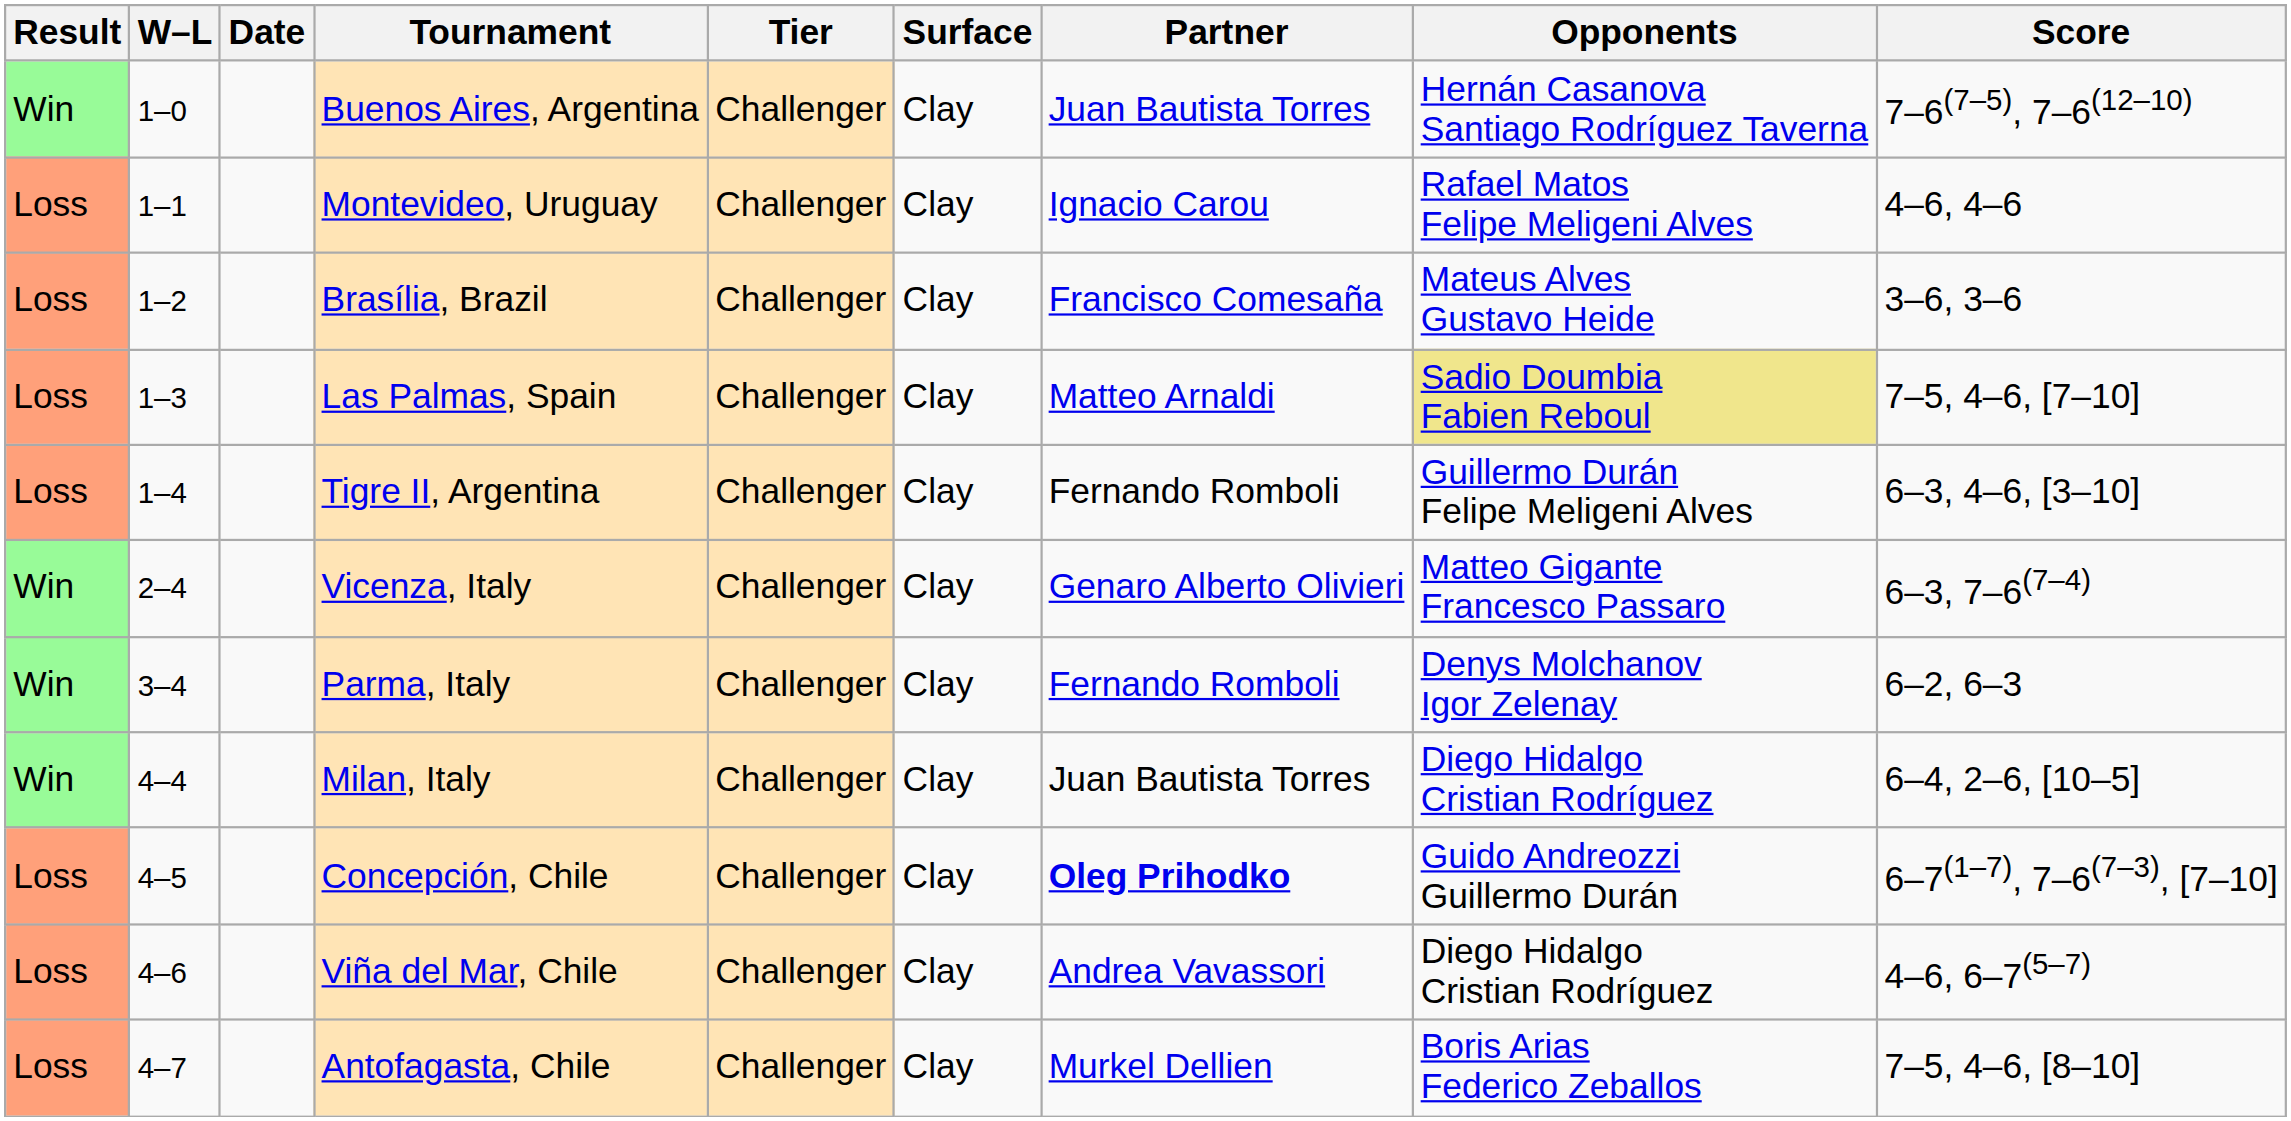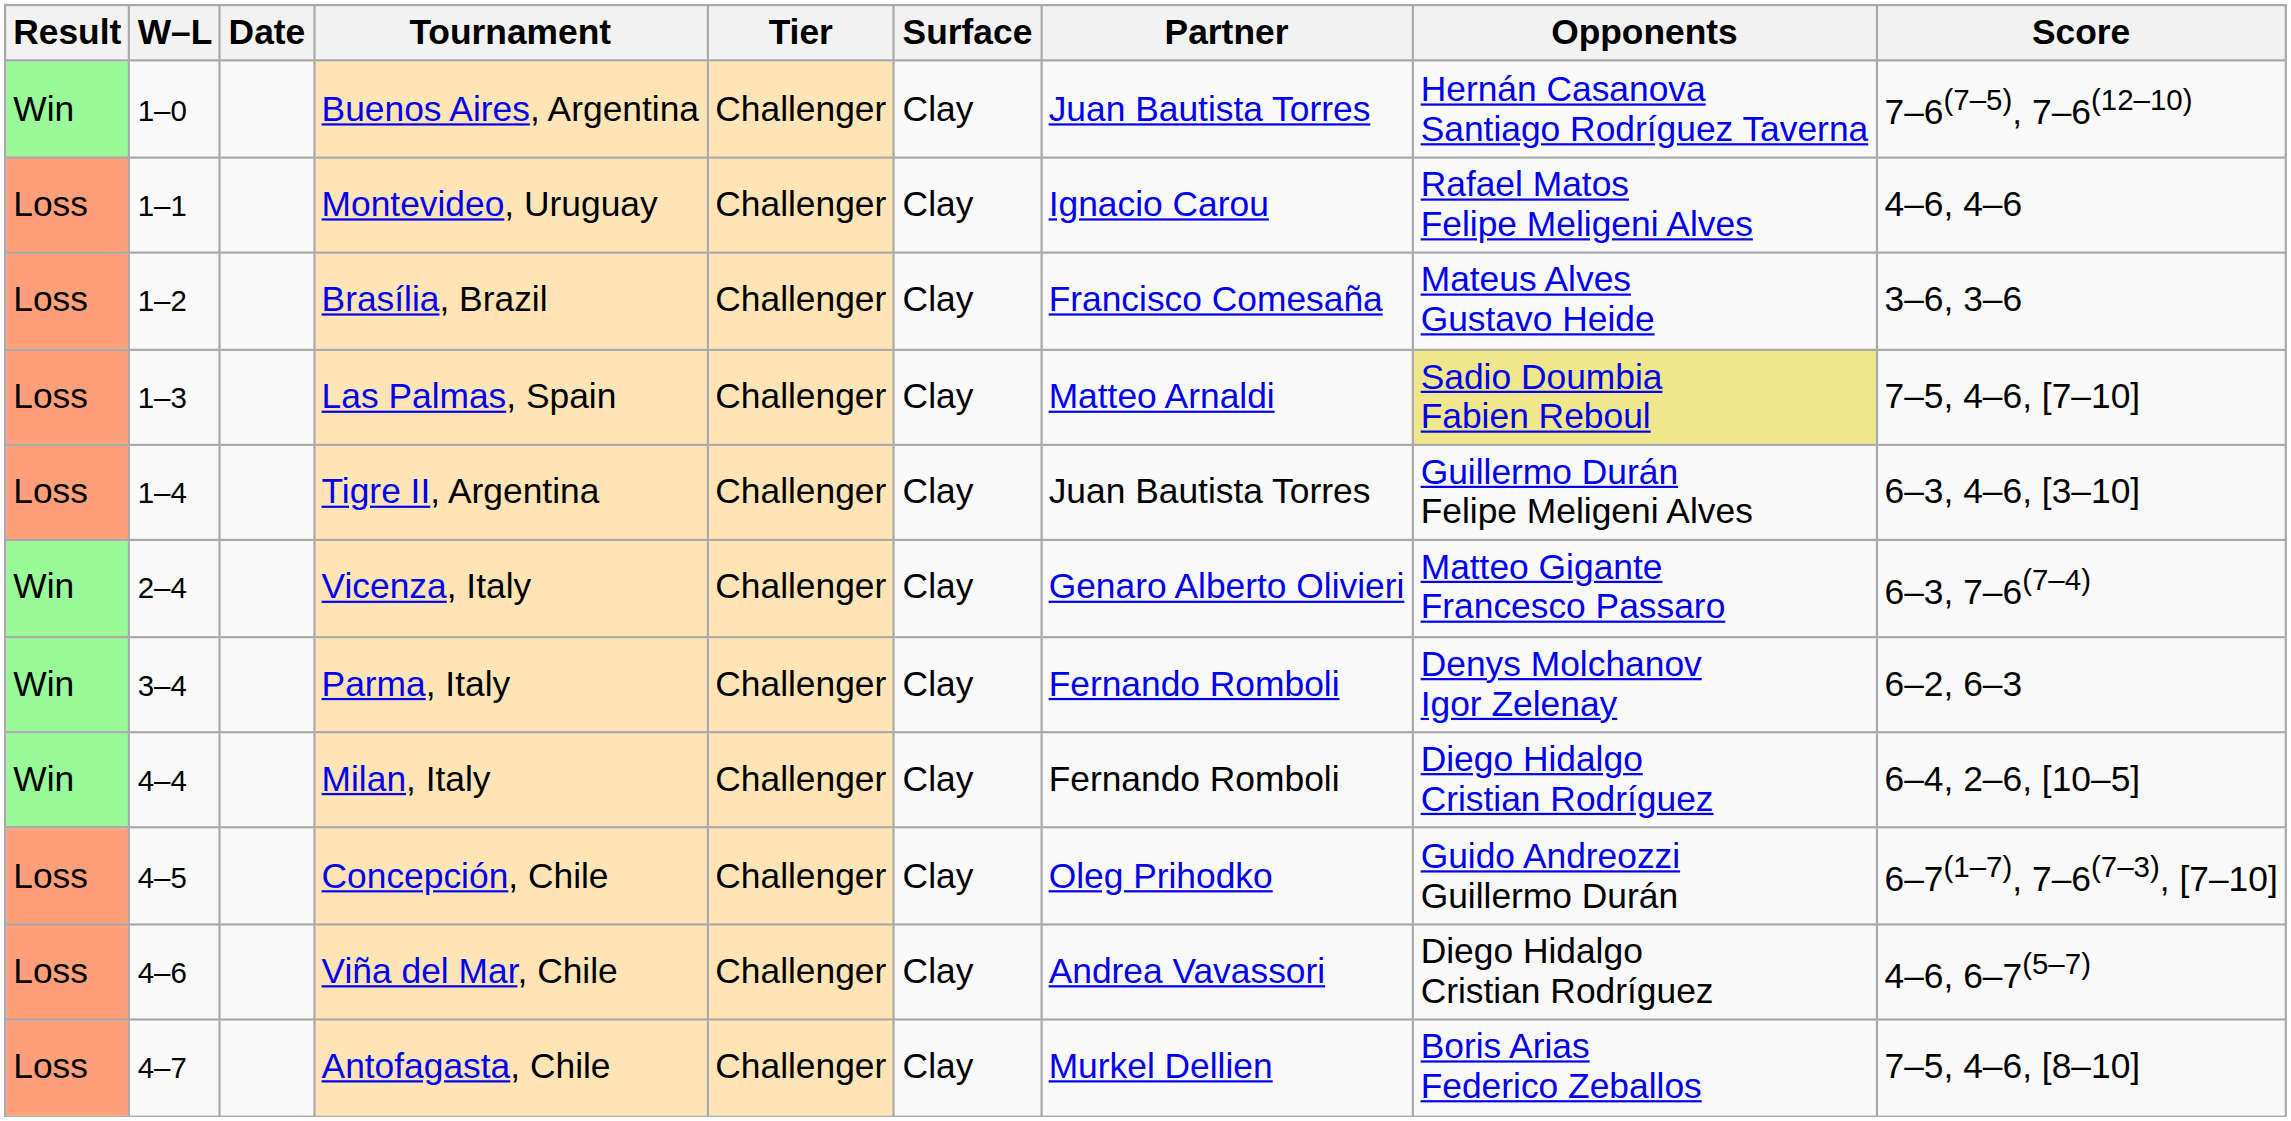(1194, 491) Fernando Romboli -> (1209, 491) Juan Bautista Torres
(1209, 779) Juan Bautista Torres -> (1194, 779) Fernando Romboli
(1169, 875) bold -> (1161, 875) normal
